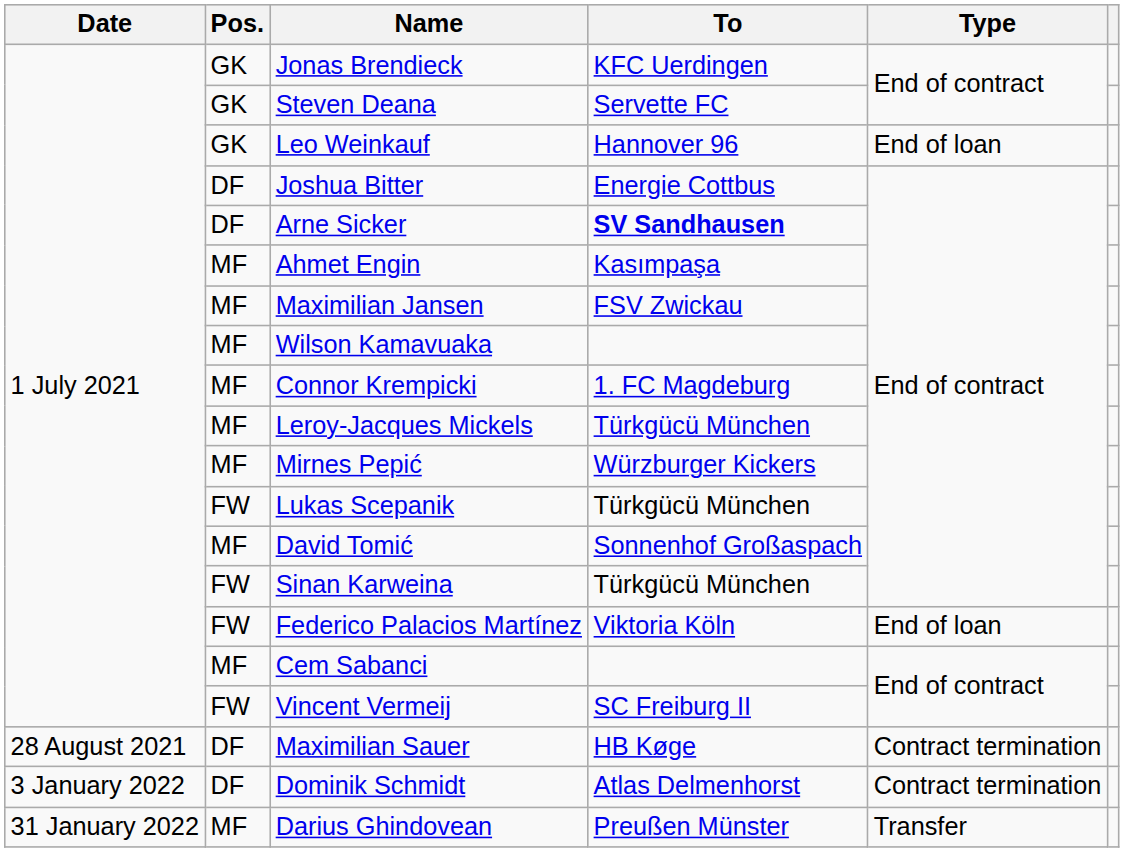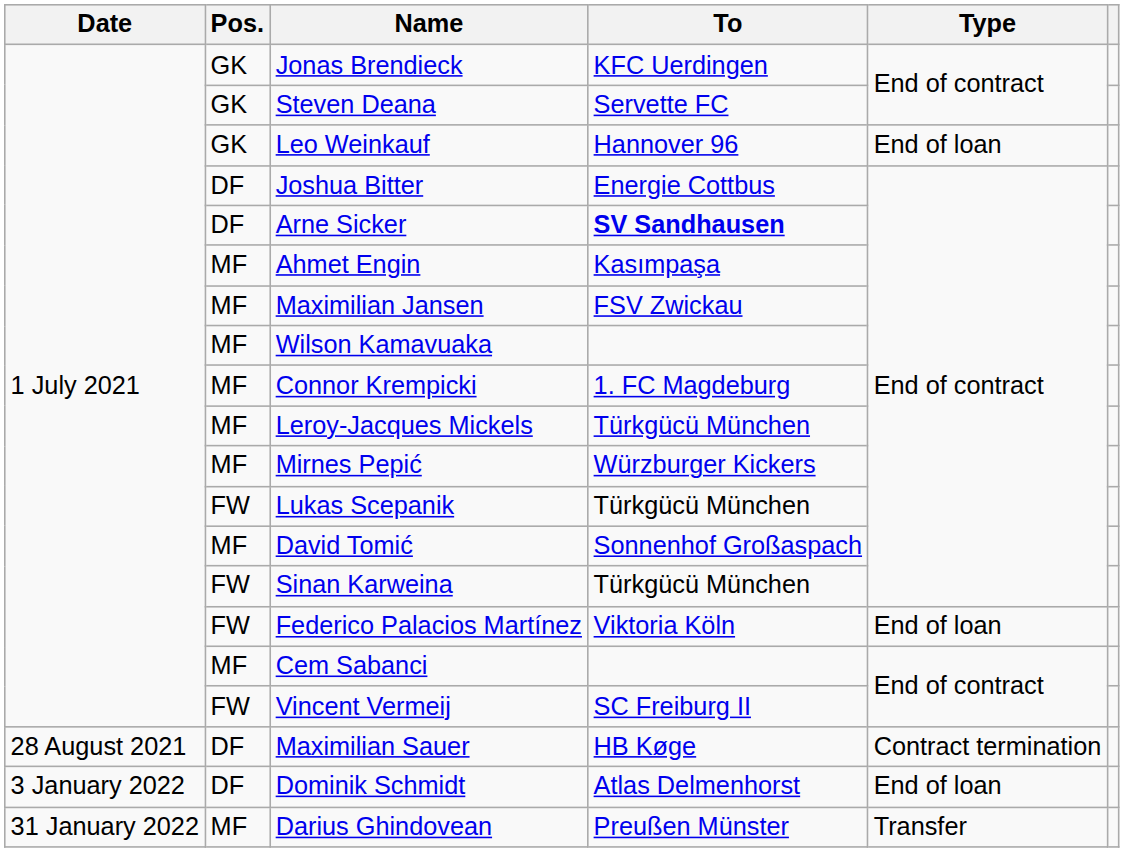(988, 786) Contract termination -> (938, 786) End of loan
